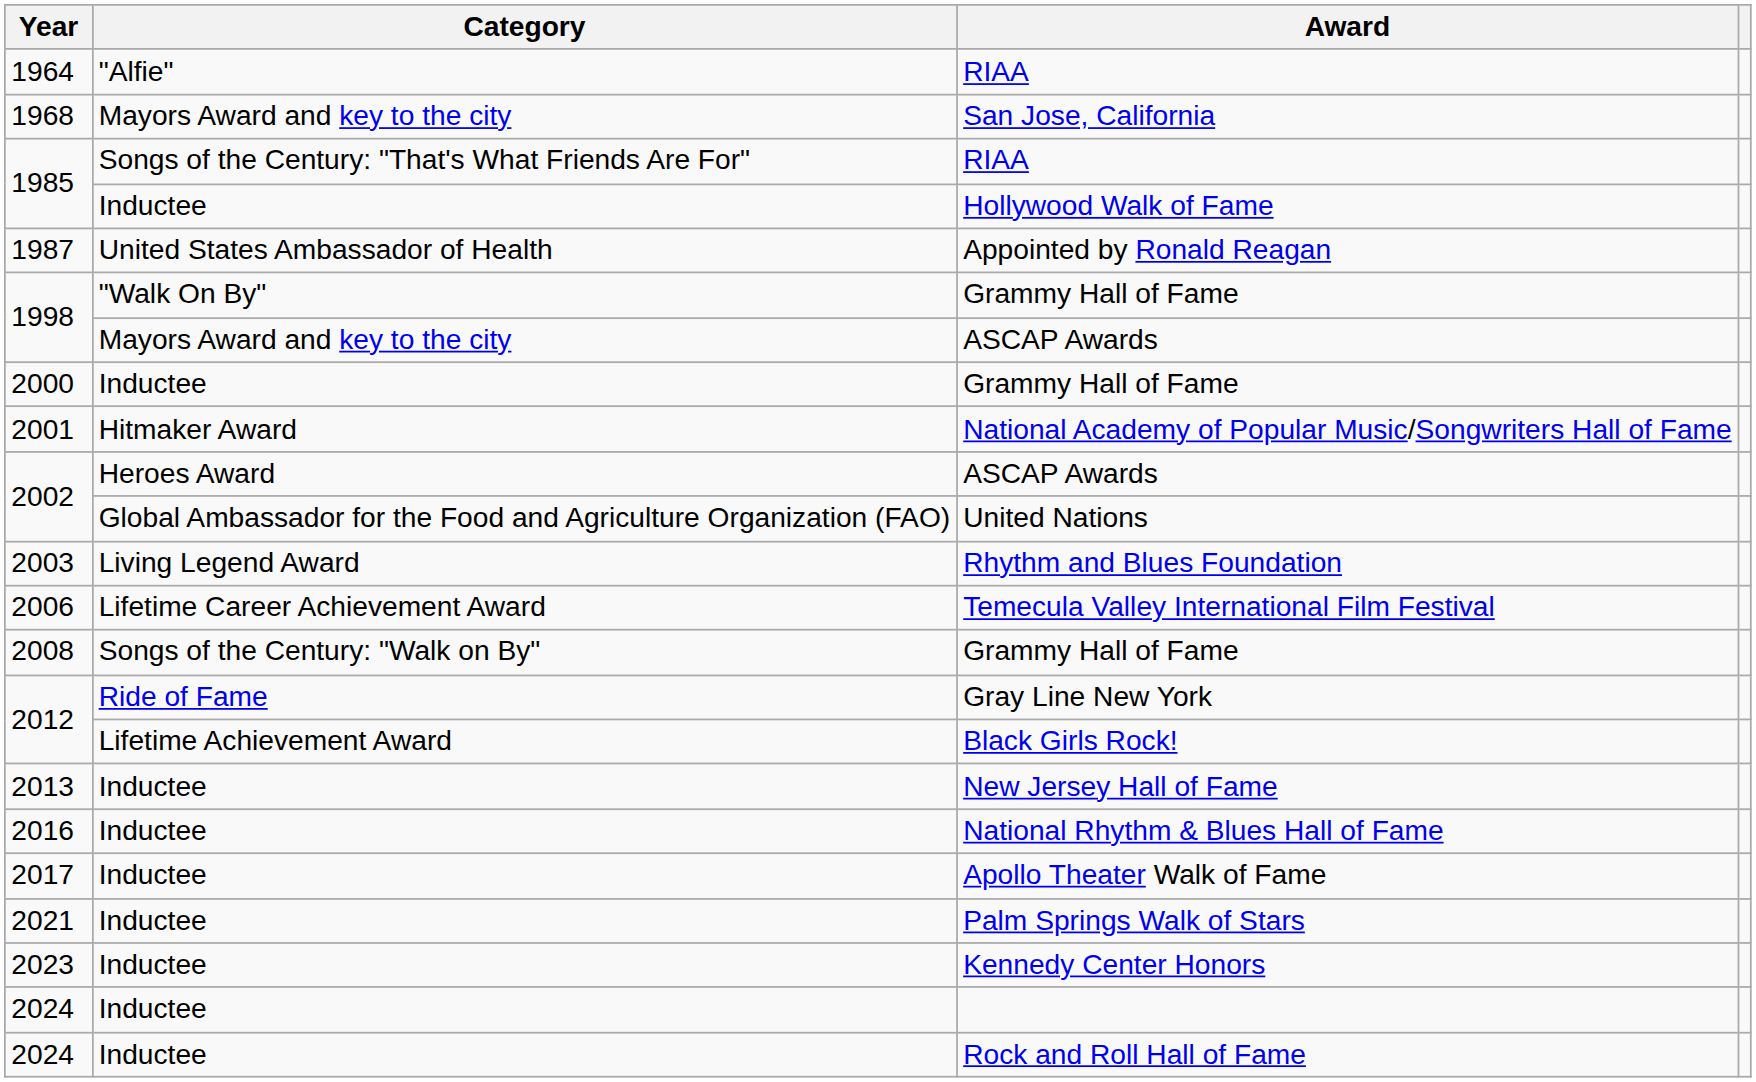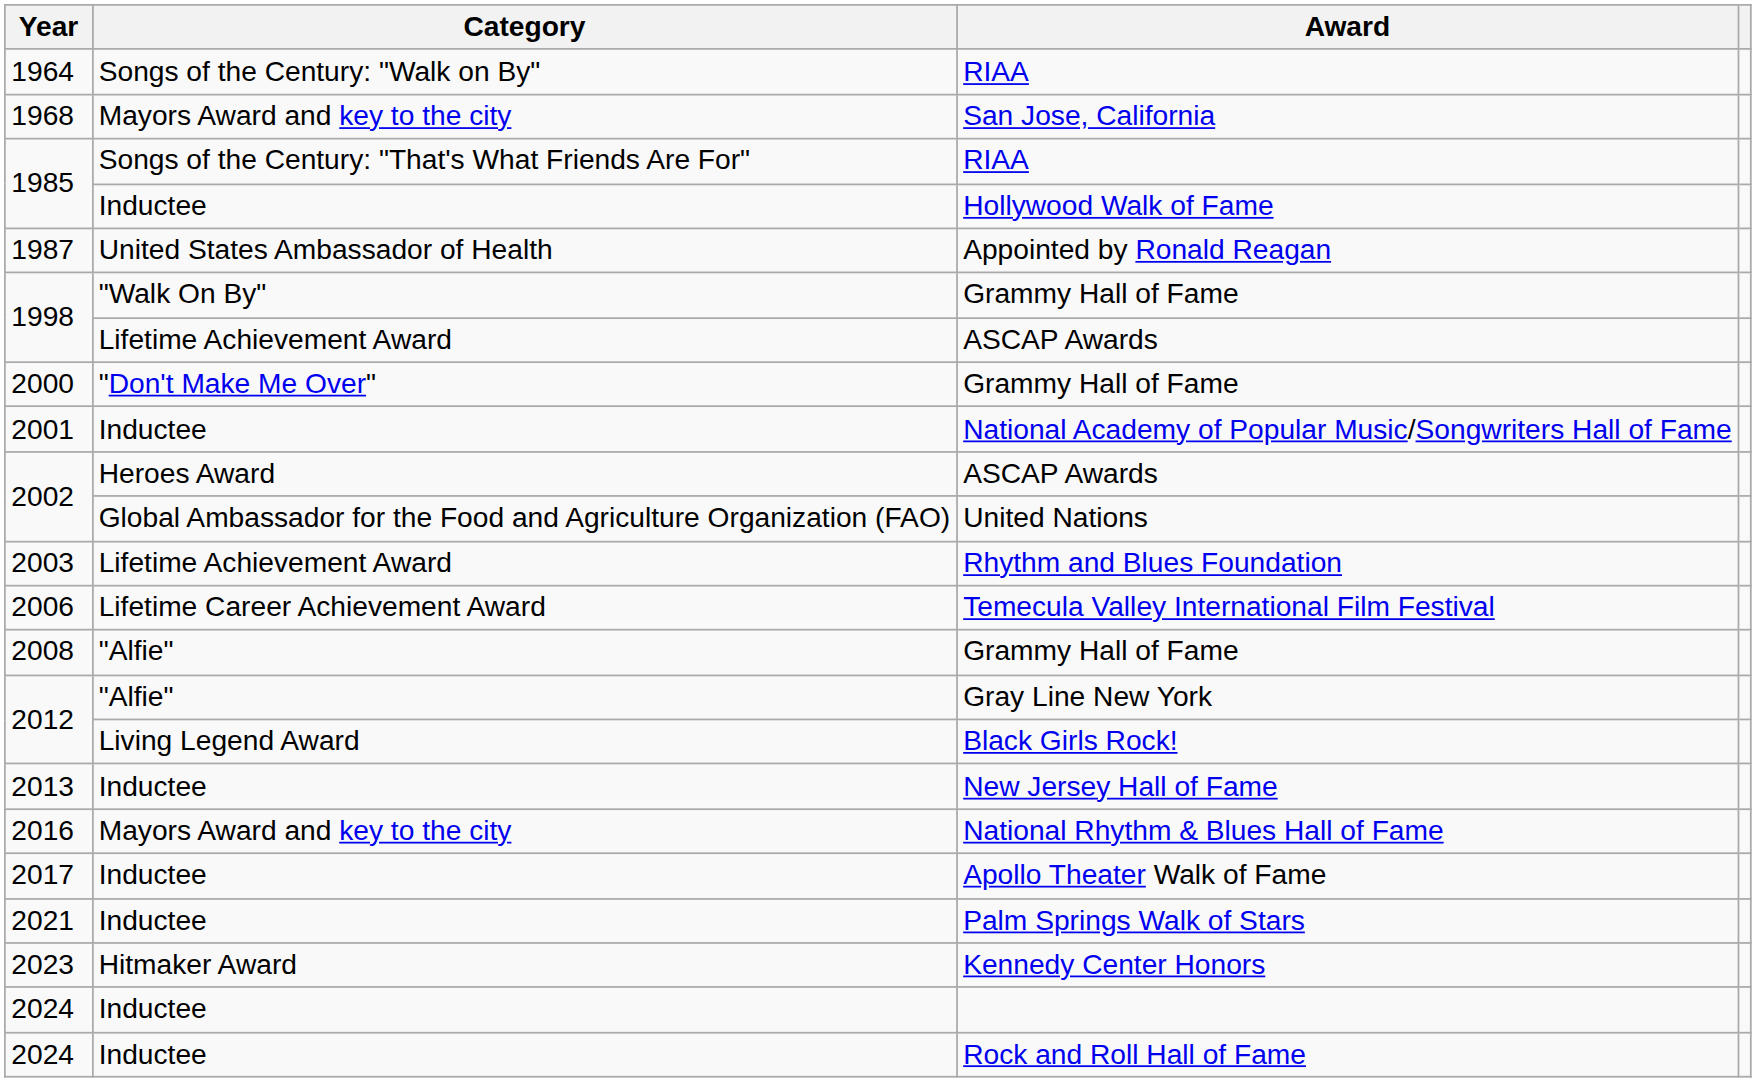(136, 71) "Alfie" -> (319, 71) Songs of the Century: "Walk on By"
(305, 339) Mayors Award and key to the city -> (275, 339) Lifetime Achievement Award
(153, 384) Inductee -> (237, 384) "Don't Make Me Over"
(198, 428) Hitmaker Award -> (153, 428) Inductee
(229, 562) Living Legend Award -> (275, 562) Lifetime Achievement Award
(319, 652) Songs of the Century: "Walk on By" -> (136, 652) "Alfie"
(183, 696) Ride of Fame -> (136, 696) "Alfie"
(275, 741) Lifetime Achievement Award -> (229, 741) Living Legend Award
(153, 830) Inductee -> (305, 830) Mayors Award and key to the city
(153, 964) Inductee -> (198, 964) Hitmaker Award
